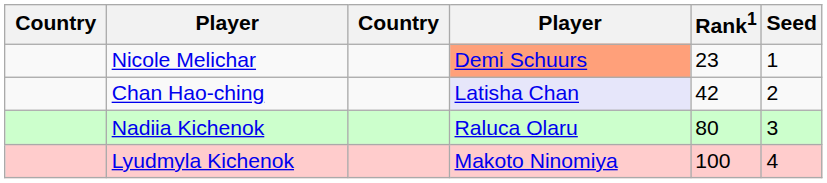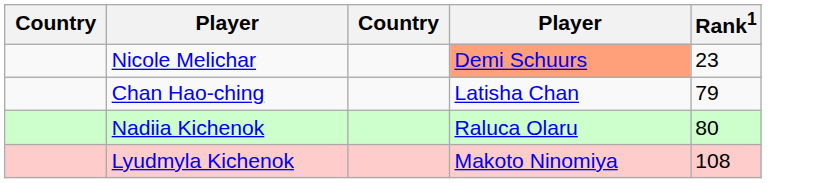- column: (792, 24)
(517, 93) lavender background -> (517, 93) no background
(707, 93) 42 -> (707, 93) 79
(713, 160) 100 -> (713, 160) 108
